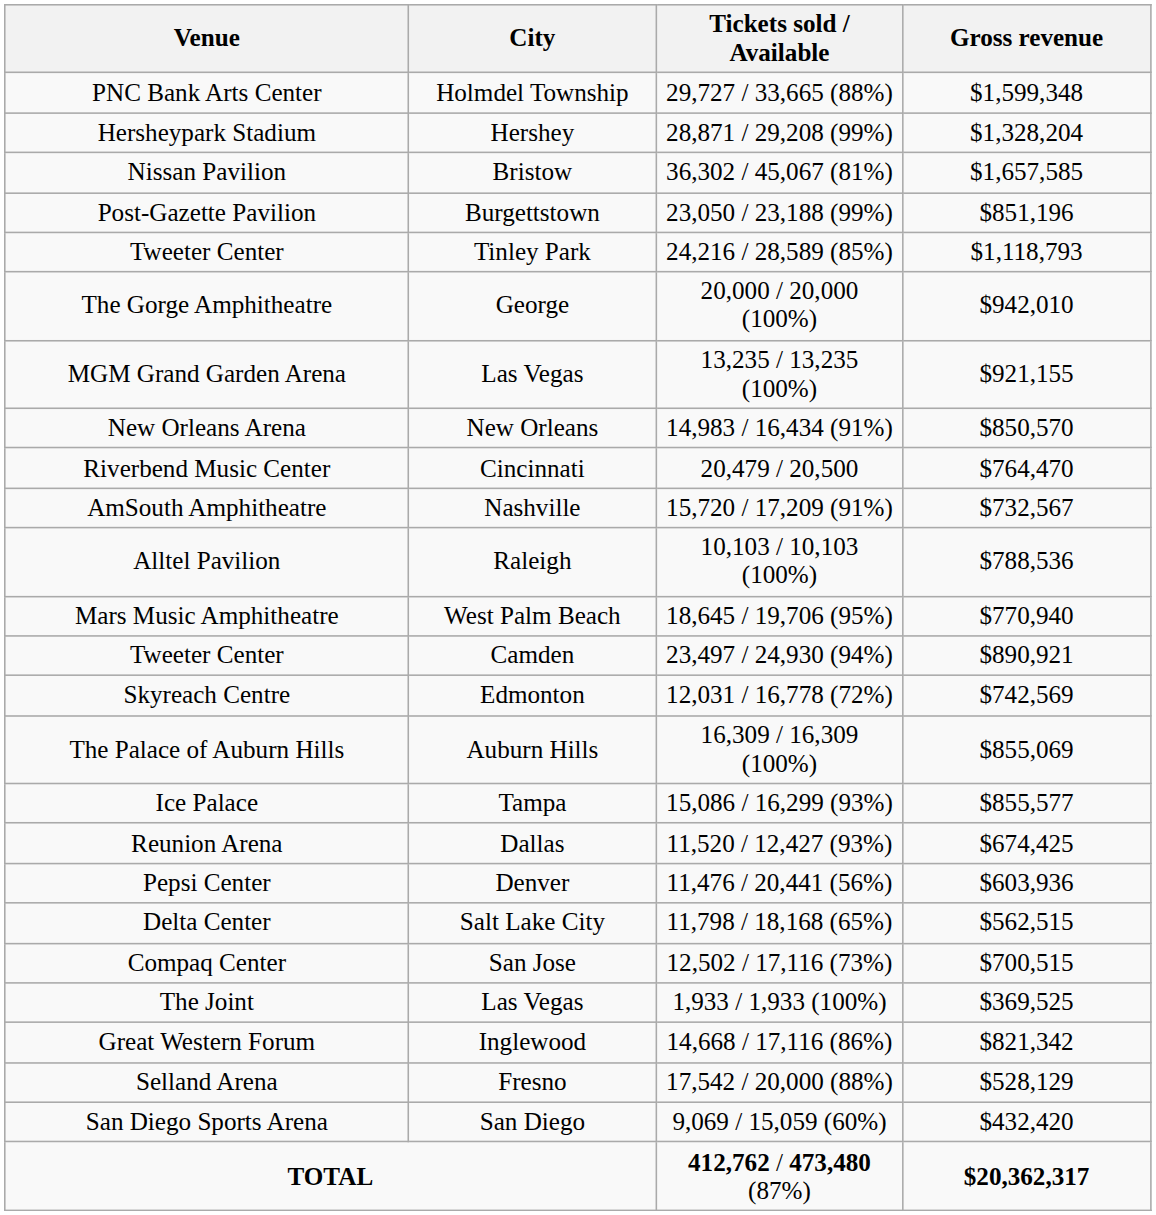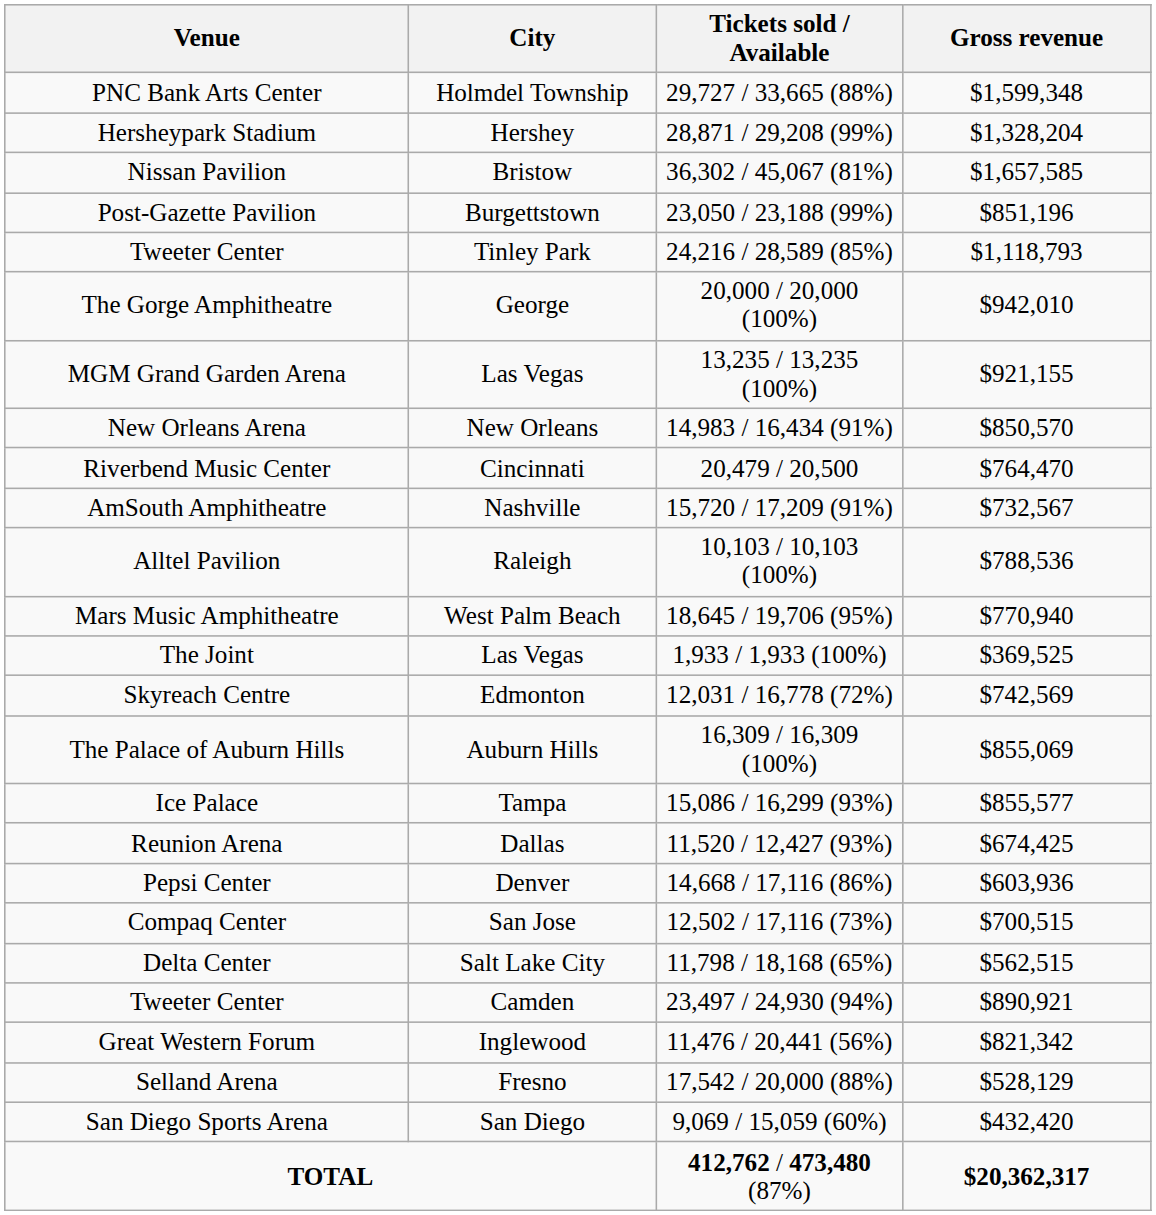rows swapped: (207, 655) <-> (207, 1002)
(779, 882) 11,476 / 20,441 (56%) -> (779, 882) 14,668 / 17,116 (86%)
rows swapped: (207, 922) <-> (207, 962)
(779, 1042) 14,668 / 17,116 (86%) -> (779, 1042) 11,476 / 20,441 (56%)
